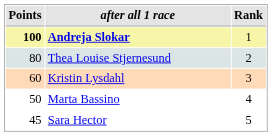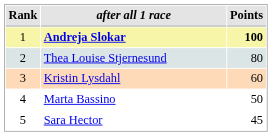columns swapped: (249, 15) <-> (25, 15)
